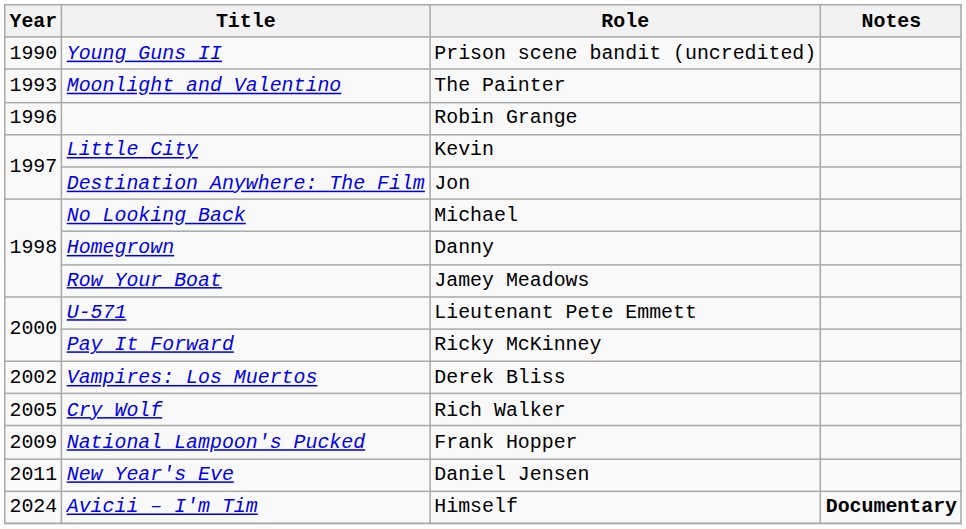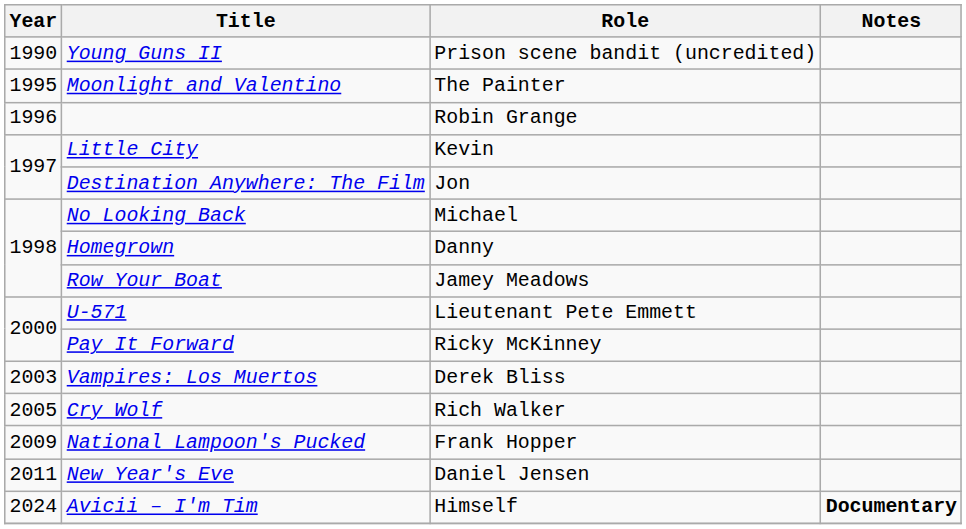(33, 86) 1993 -> (33, 86) 1995
(33, 378) 2002 -> (33, 378) 2003
